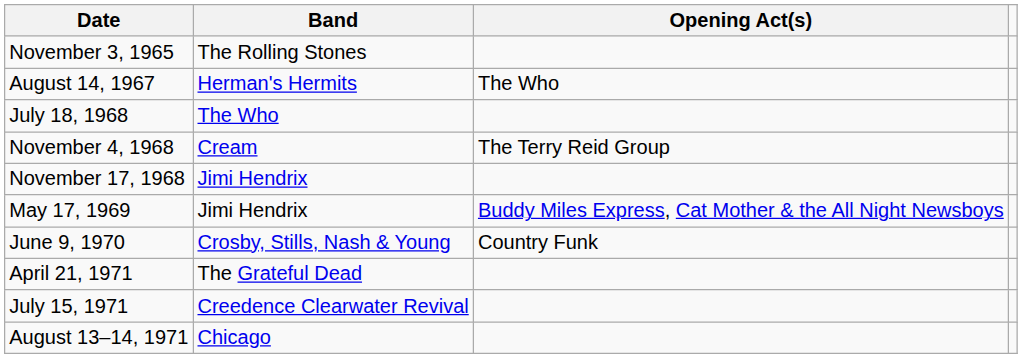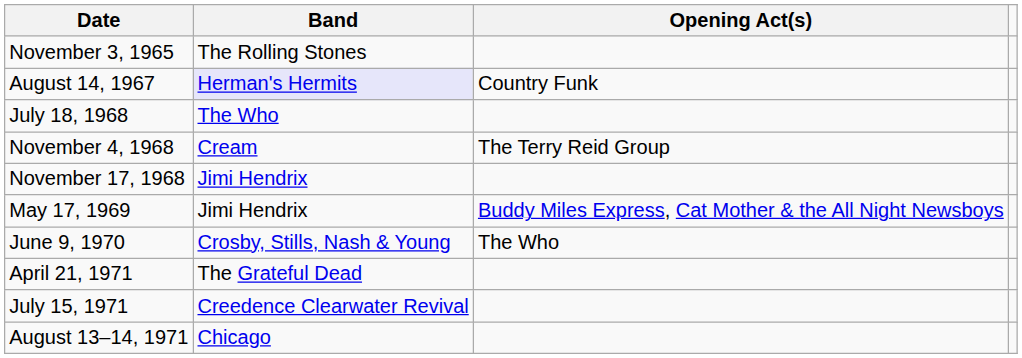(277, 83) no background -> (277, 83) lavender background
(519, 83) The Who -> (538, 83) Country Funk
(538, 242) Country Funk -> (519, 242) The Who
